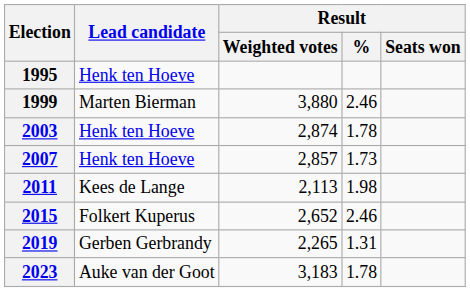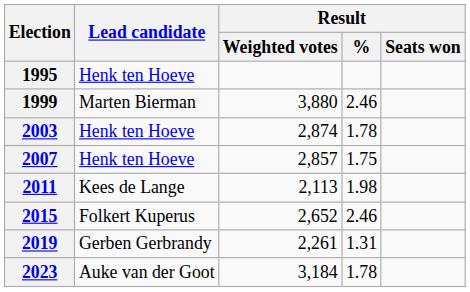(361, 159) 1.73 -> (361, 159) 1.75
(318, 243) 2,265 -> (318, 243) 2,261
(318, 272) 3,183 -> (318, 272) 3,184
